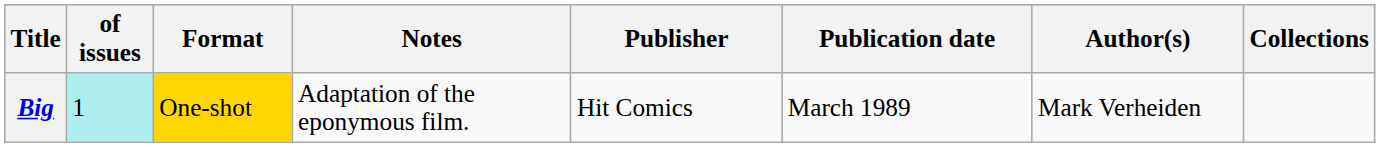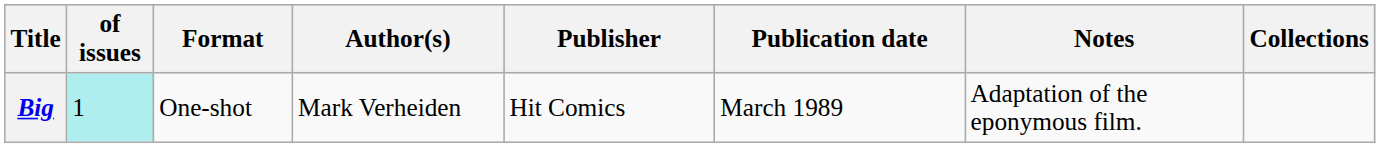columns swapped: (1138, 38) <-> (432, 38)
(206, 107) gold background -> (206, 107) no background
